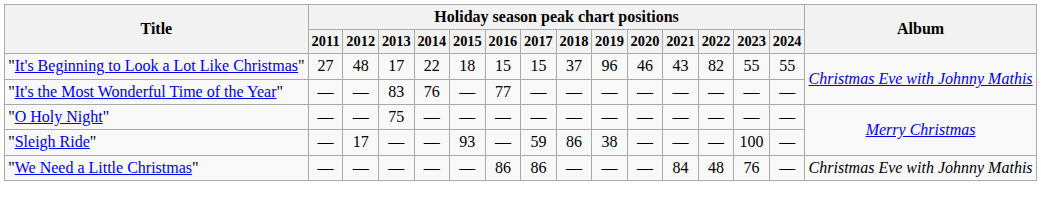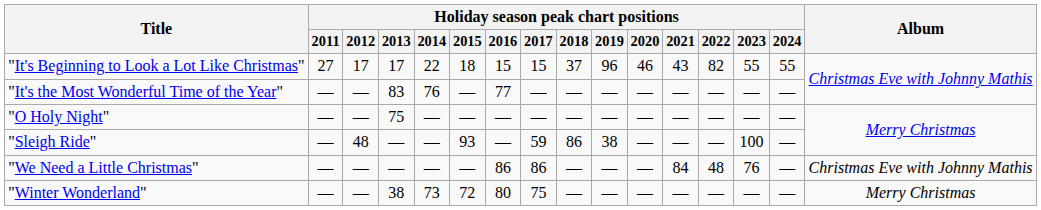(361, 66) 48 -> (361, 66) 17
(361, 142) 17 -> (361, 142) 48
+ row: (77, 193)
